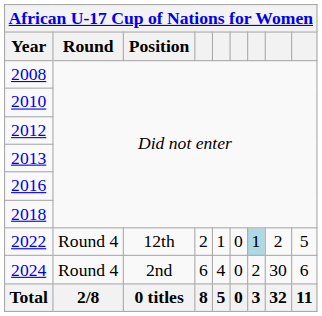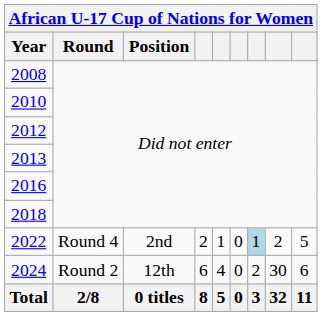(159, 241) 12th -> (159, 241) 2nd
(88, 269) Round 4 -> (88, 269) Round 2
(159, 269) 2nd -> (159, 269) 12th
